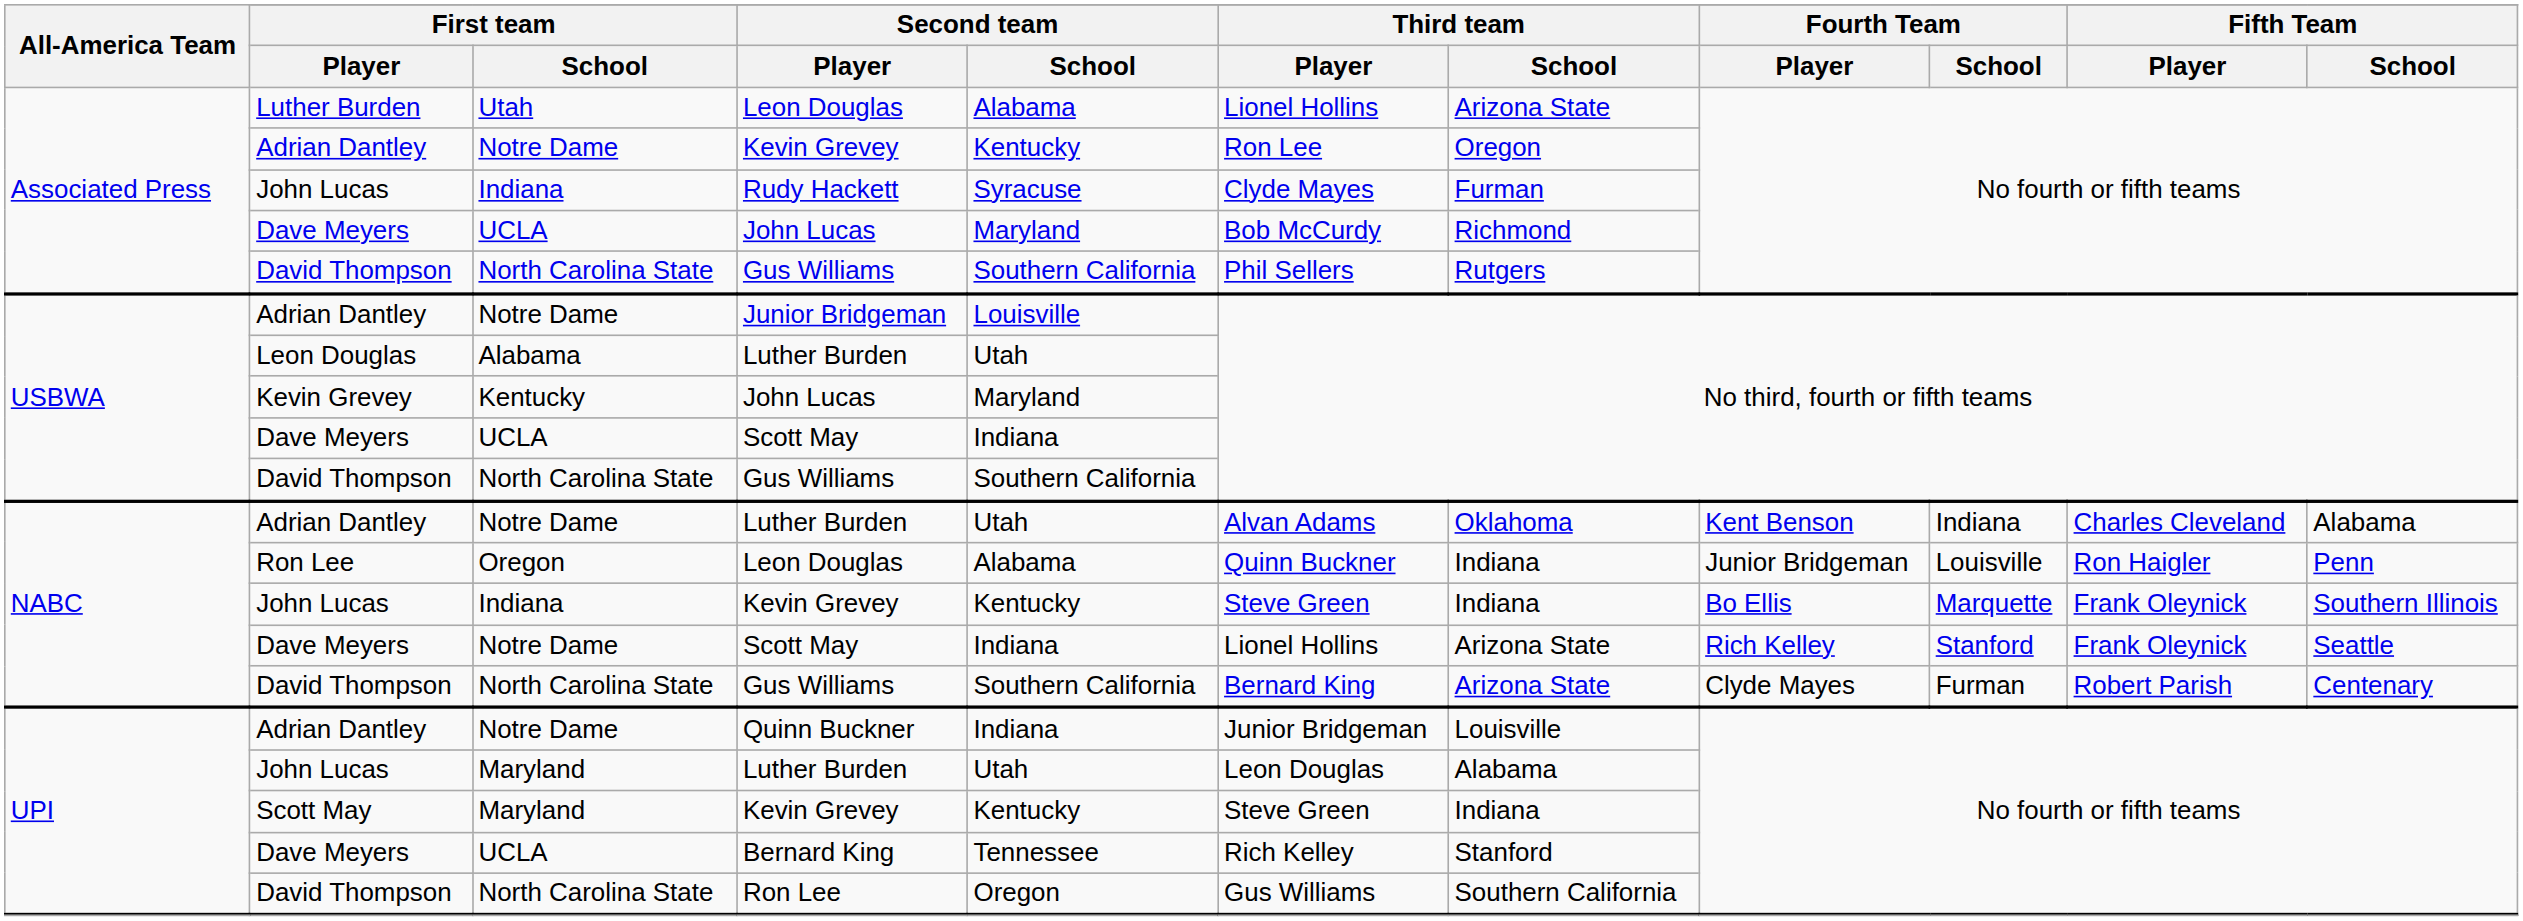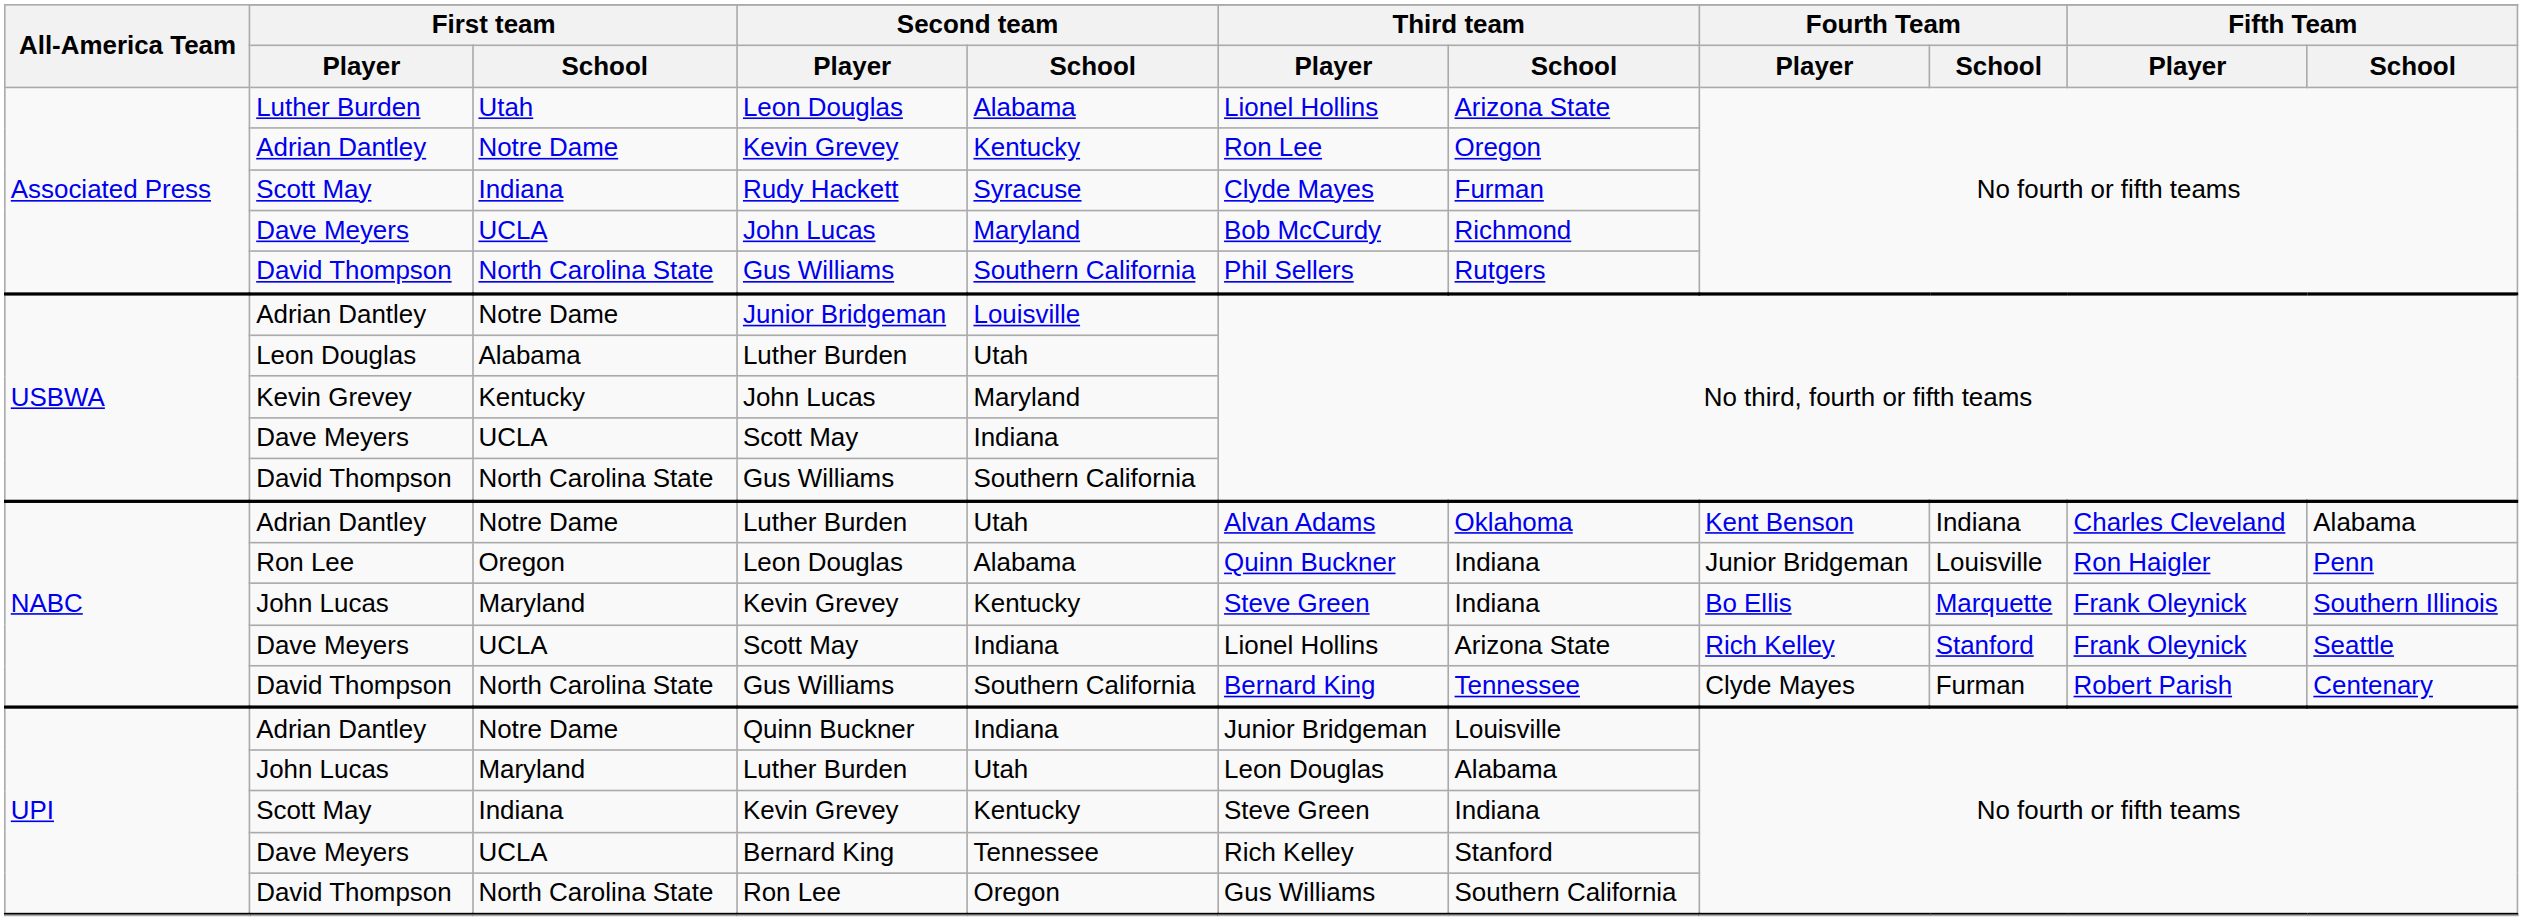(322, 189) John Lucas -> (314, 189) Scott May
(521, 603) Indiana -> (532, 603) Maryland
(548, 644) Notre Dame -> (513, 644) UCLA
(1532, 686) Arizona State -> (1517, 686) Tennessee
(532, 810) Maryland -> (521, 810) Indiana
